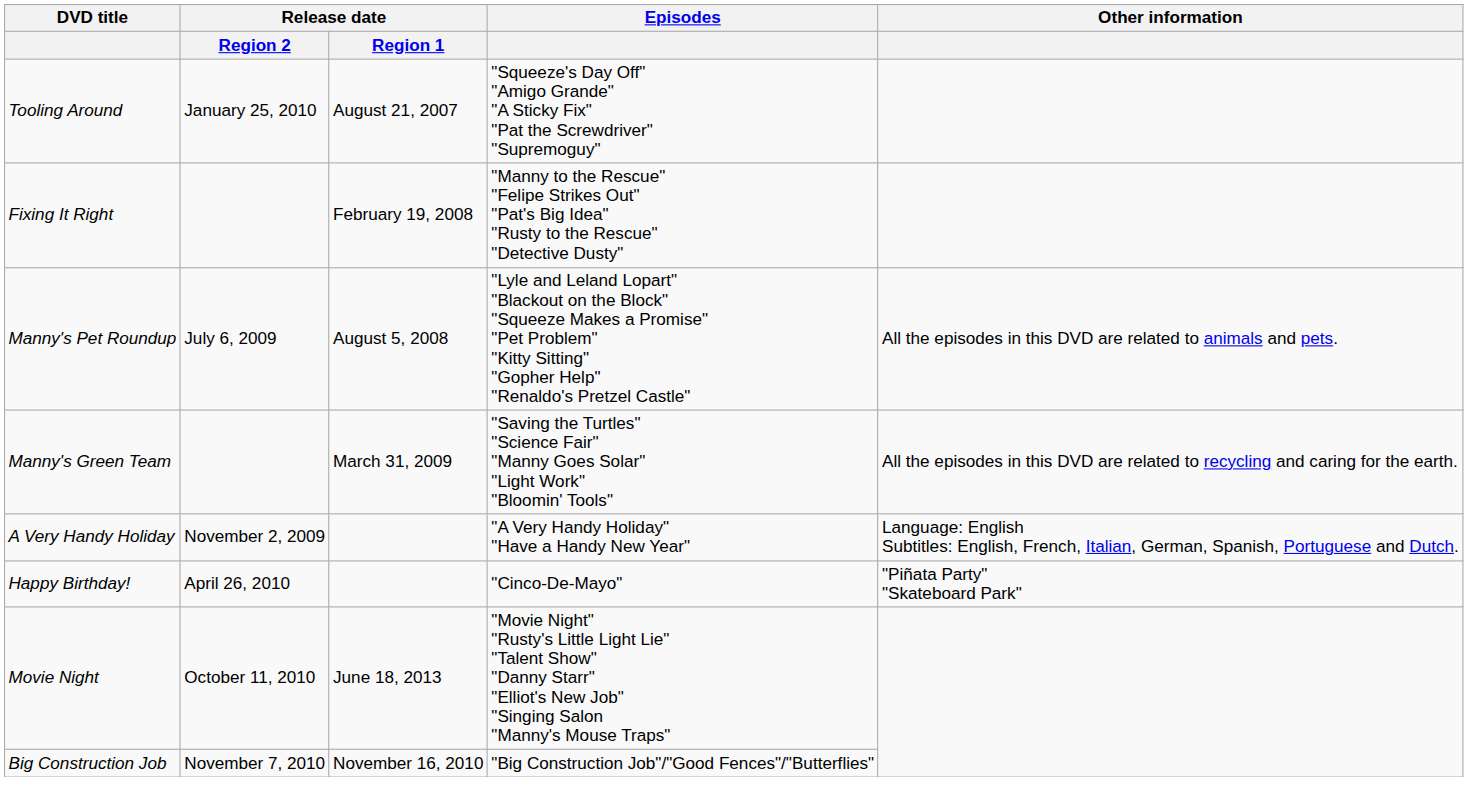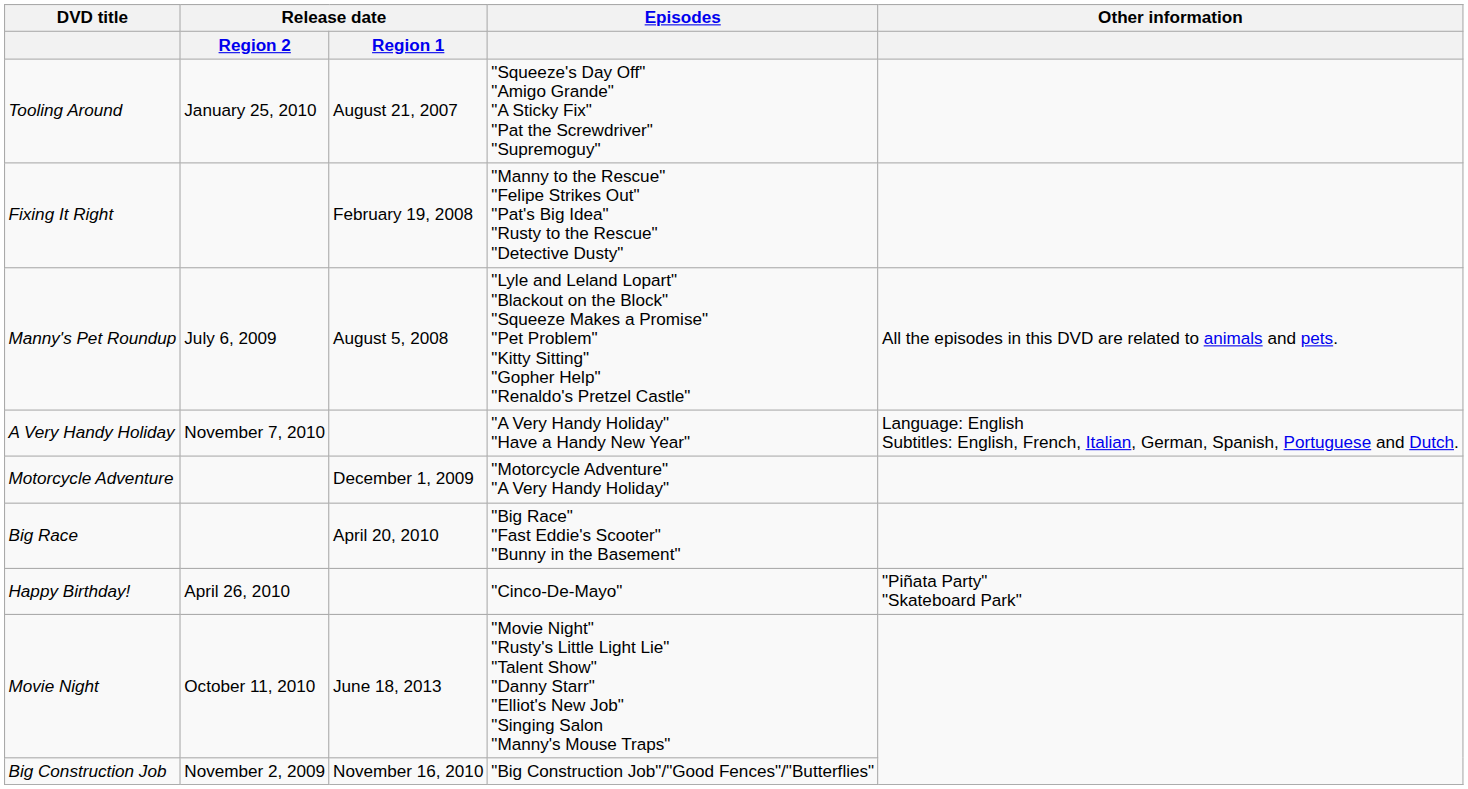- row: (90, 461)
(255, 537) November 2, 2009 -> (255, 433) November 7, 2010
+ row: (91, 479)
+ row: (43, 535)
(255, 763) November 7, 2010 -> (255, 771) November 2, 2009
